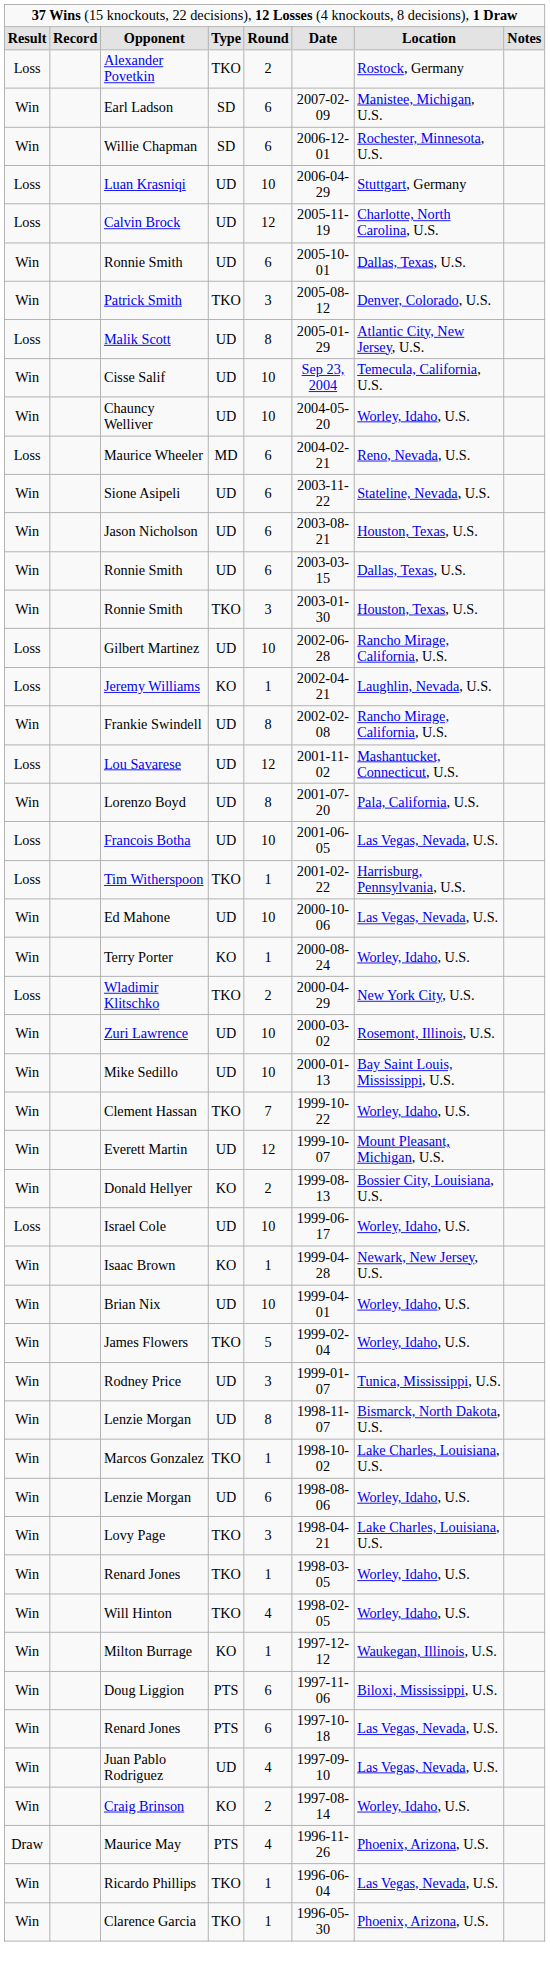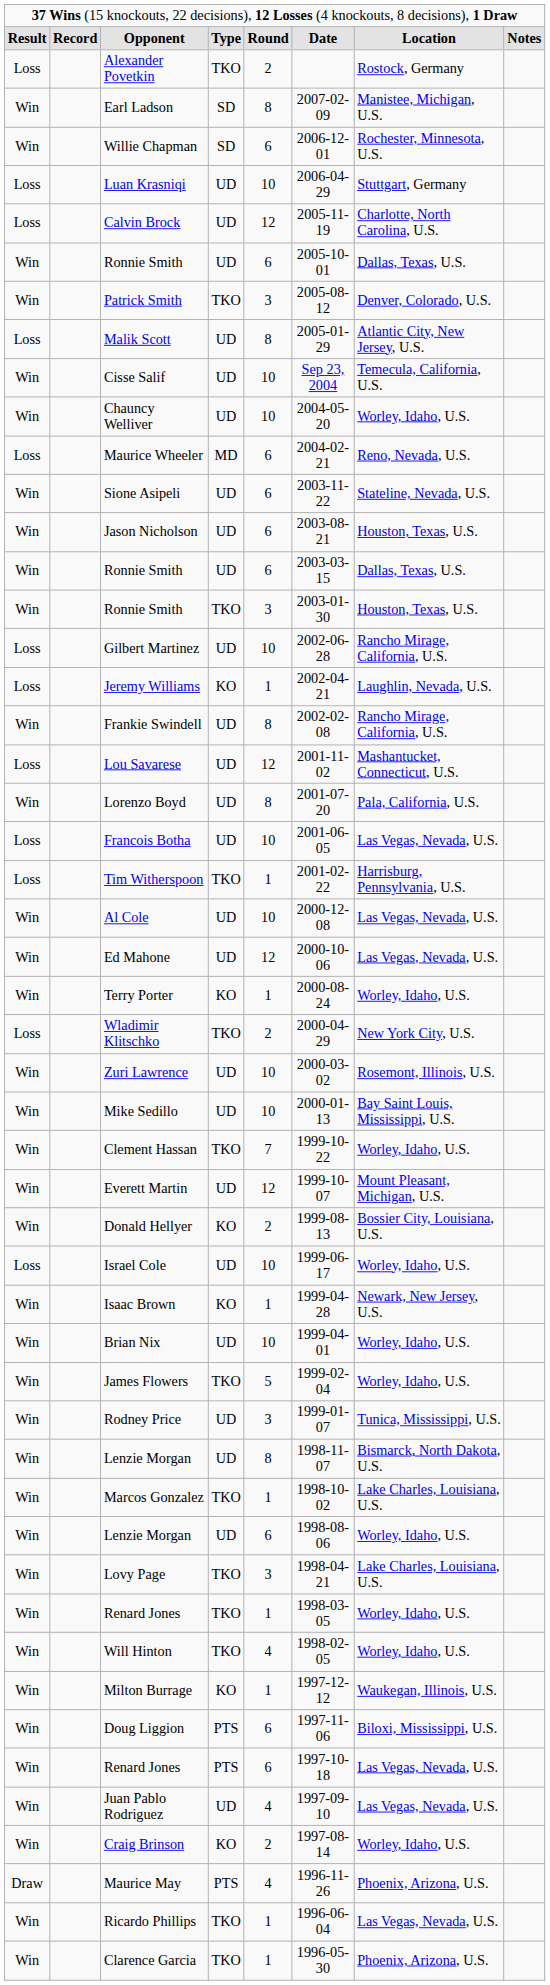(268, 107) 6 -> (268, 107) 8
+ row: (126, 918)
(268, 918) 10 -> (268, 956) 12
